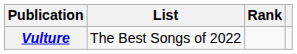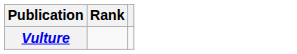- column: (166, 15)
